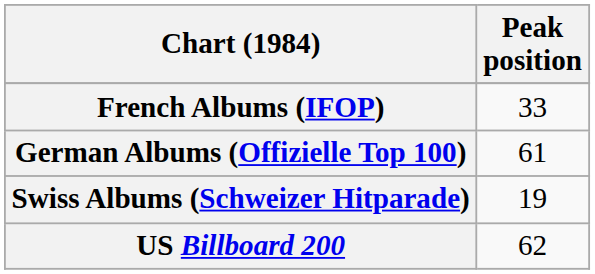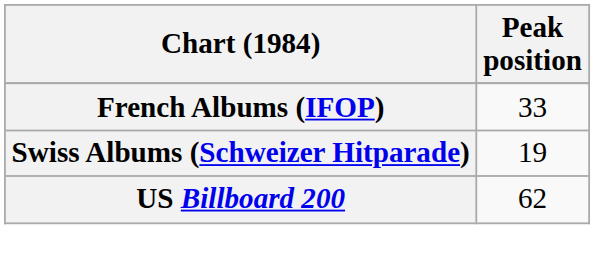- row: (241, 152)
